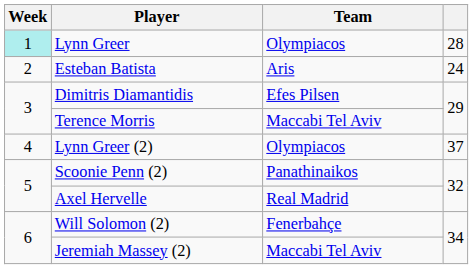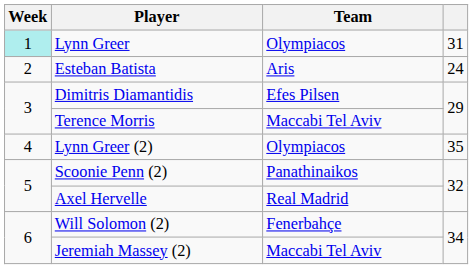(455, 43) 28 -> (455, 43) 31
(455, 146) 37 -> (455, 146) 35
